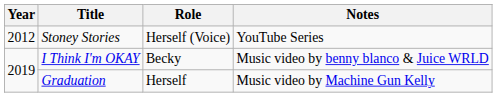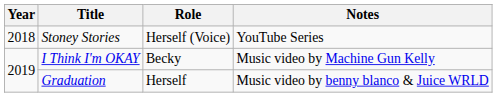(21, 37) 2012 -> (21, 37) 2018
(363, 59) Music video by benny blanco & Juice WRLD -> (336, 59) Music video by Machine Gun Kelly
(336, 80) Music video by Machine Gun Kelly -> (363, 80) Music video by benny blanco & Juice WRLD
